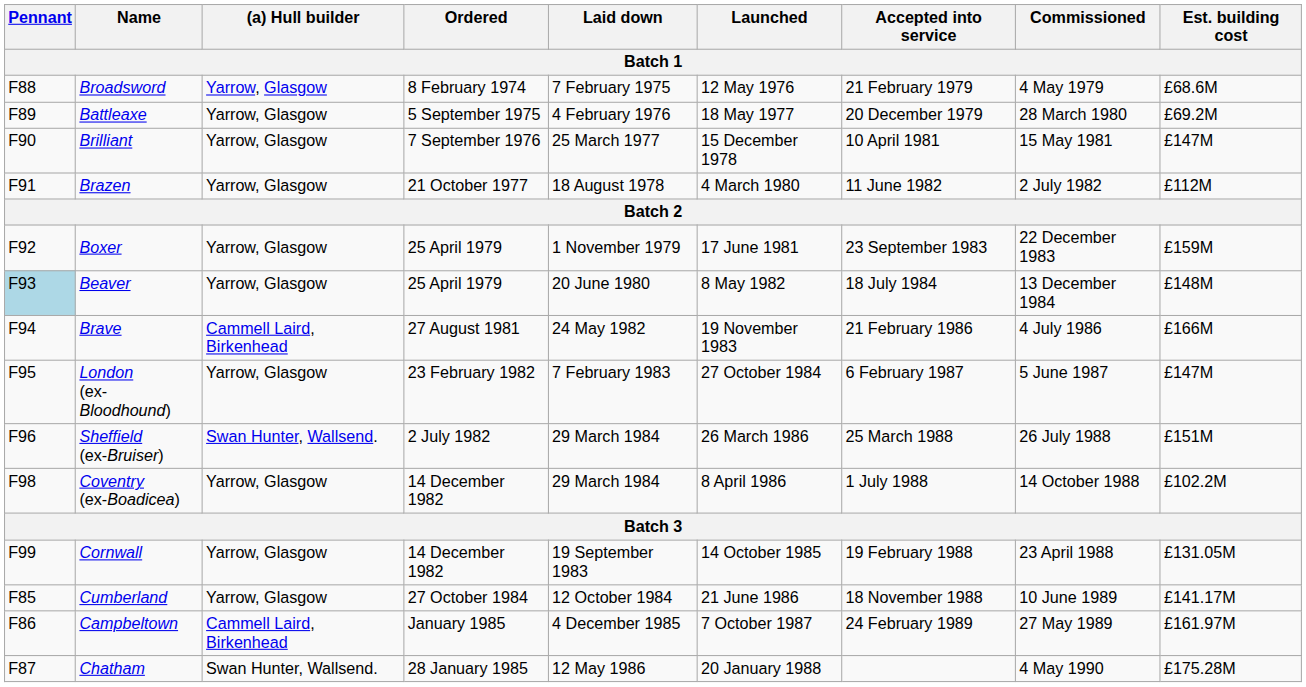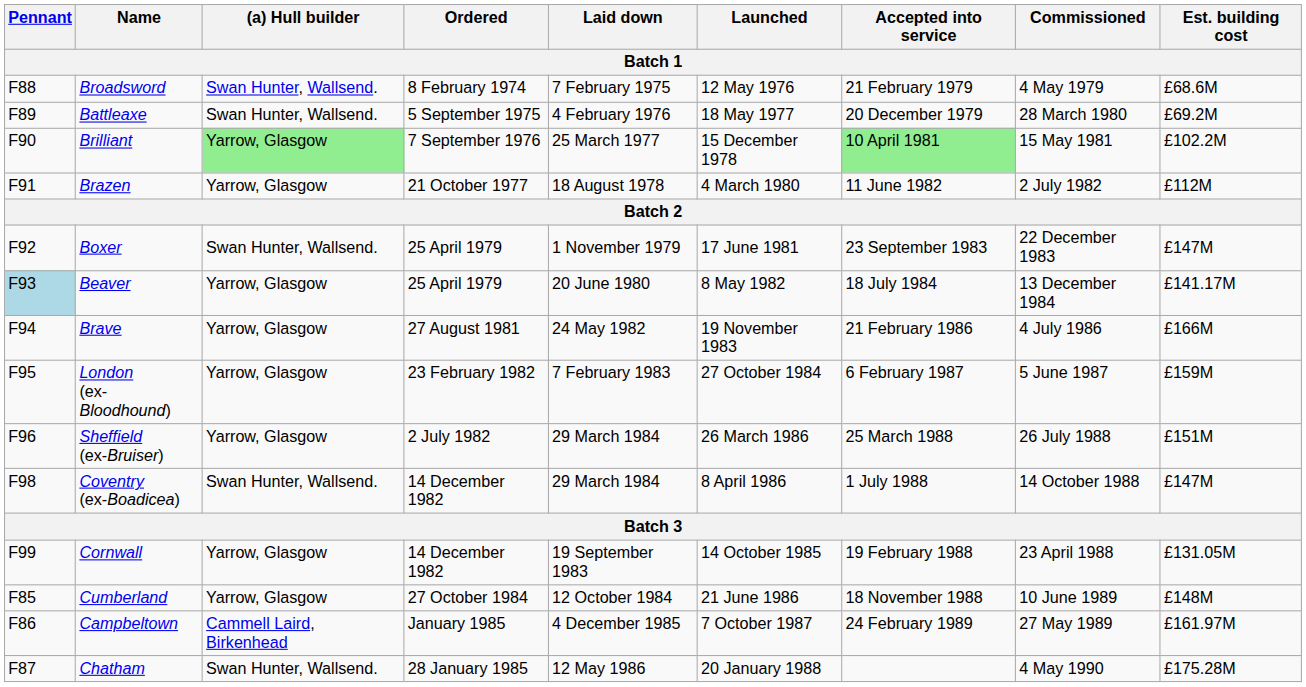(266, 88) Yarrow, Glasgow -> (292, 88) Swan Hunter, Wallsend.
(266, 114) Yarrow, Glasgow -> (292, 114) Swan Hunter, Wallsend.
(266, 140) no background -> (266, 140) lightgreen background
(893, 140) no background -> (893, 140) lightgreen background
(1189, 140) £147M -> (1195, 140) £102.2M
(266, 247) Yarrow, Glasgow -> (292, 247) Swan Hunter, Wallsend.
(1189, 247) £159M -> (1189, 247) £147M
(1189, 282) £148M -> (1200, 282) £141.17M
(260, 337) Cammell Laird, Birkenhead -> (266, 327) Yarrow, Glasgow
(1189, 372) £147M -> (1189, 372) £159M
(292, 436) Swan Hunter, Wallsend. -> (266, 436) Yarrow, Glasgow
(266, 481) Yarrow, Glasgow -> (292, 481) Swan Hunter, Wallsend.
(1195, 481) £102.2M -> (1189, 481) £147M
(1200, 597) £141.17M -> (1189, 597) £148M
